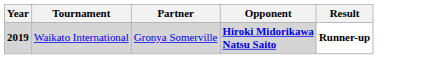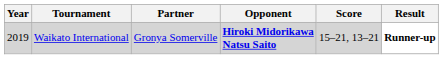+ column: (349, 13)
(18, 38) bold -> (18, 38) normal
